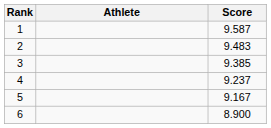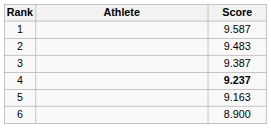(237, 64) 9.385 -> (237, 64) 9.387
(237, 81) normal -> (237, 81) bold
(237, 98) 9.167 -> (237, 98) 9.163
